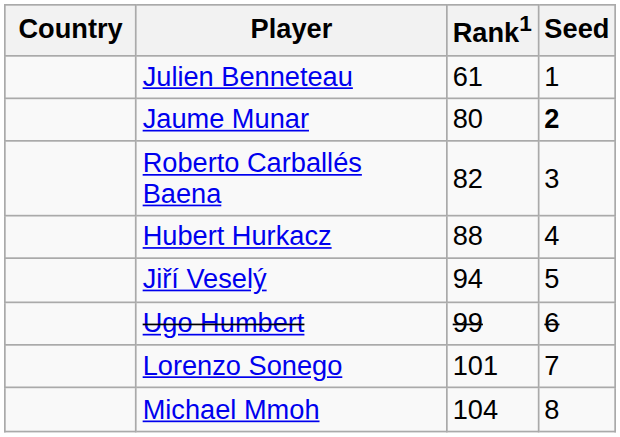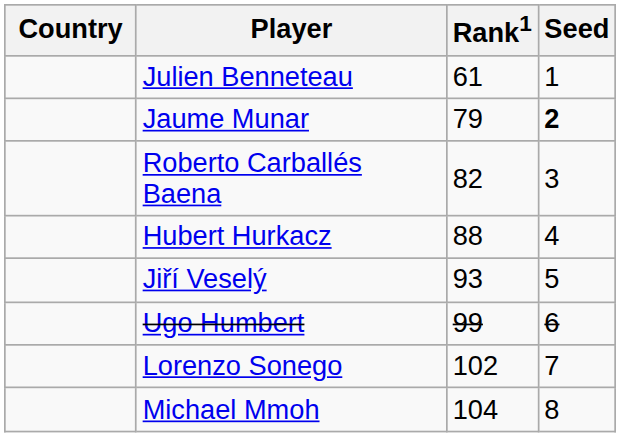(468, 119) 80 -> (468, 119) 79
(468, 279) 94 -> (468, 279) 93
(475, 365) 101 -> (475, 365) 102
